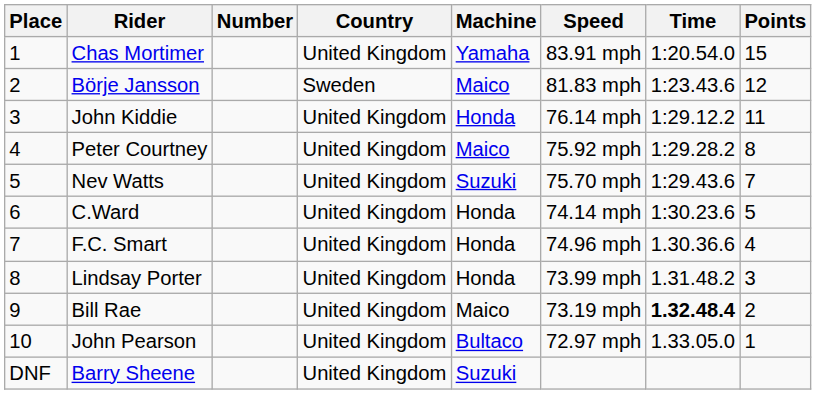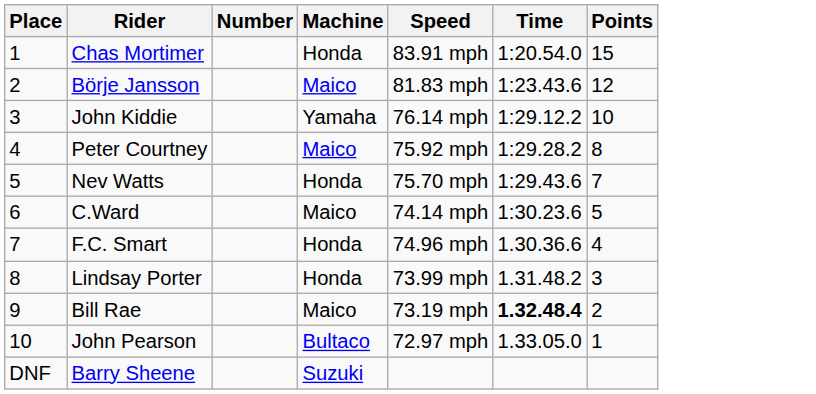- column: (374, 21)
(493, 53) Yamaha -> (332, 53) Honda
(485, 117) Honda -> (339, 117) Yamaha
(755, 117) 11 -> (603, 117) 10
(486, 181) Suzuki -> (332, 181) Honda
(485, 213) Honda -> (329, 213) Maico
